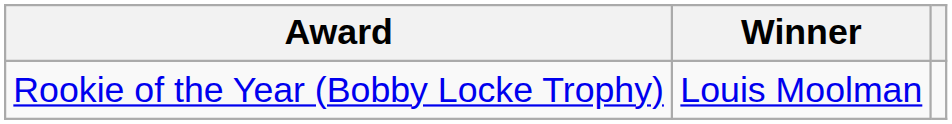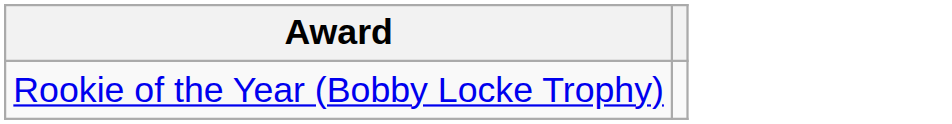- column: (801, 32)
